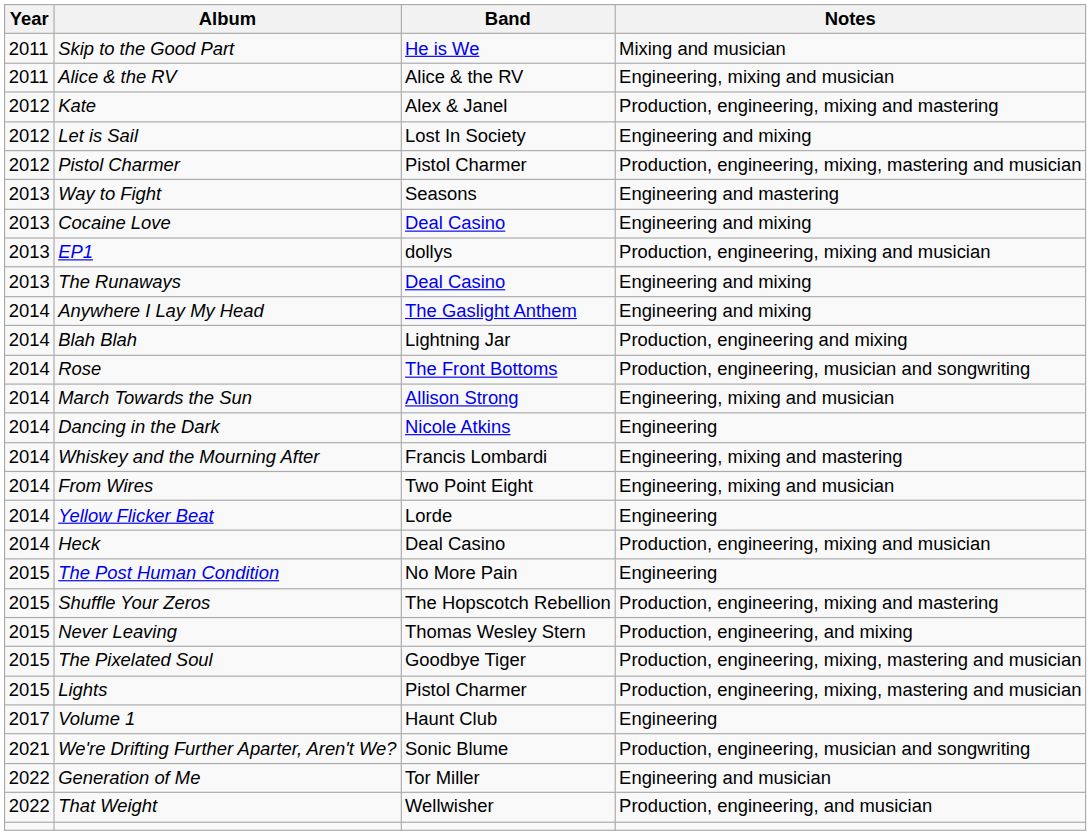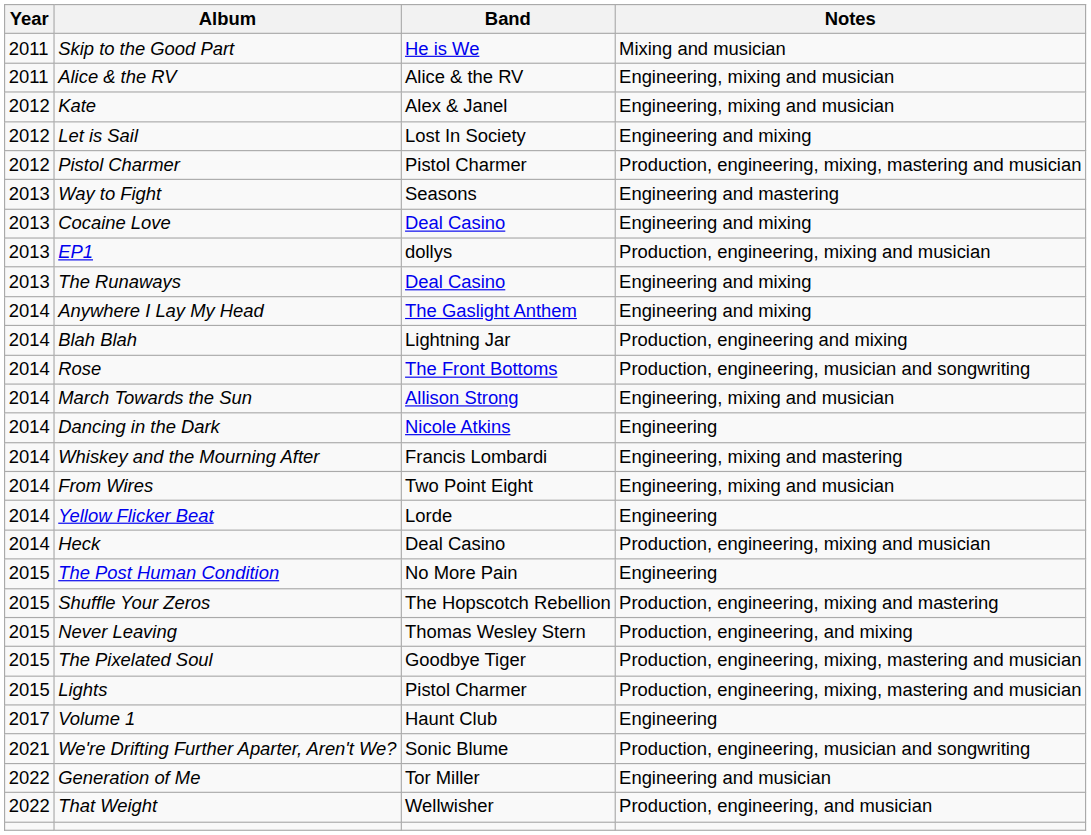(809, 106) Production, engineering, mixing and mastering -> (757, 106) Engineering, mixing and musician
